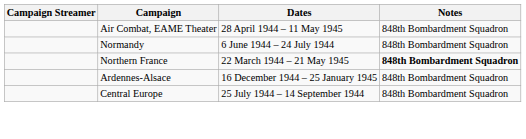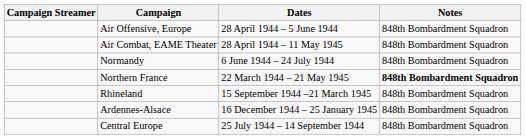+ row: (146, 28)
+ row: (121, 93)
